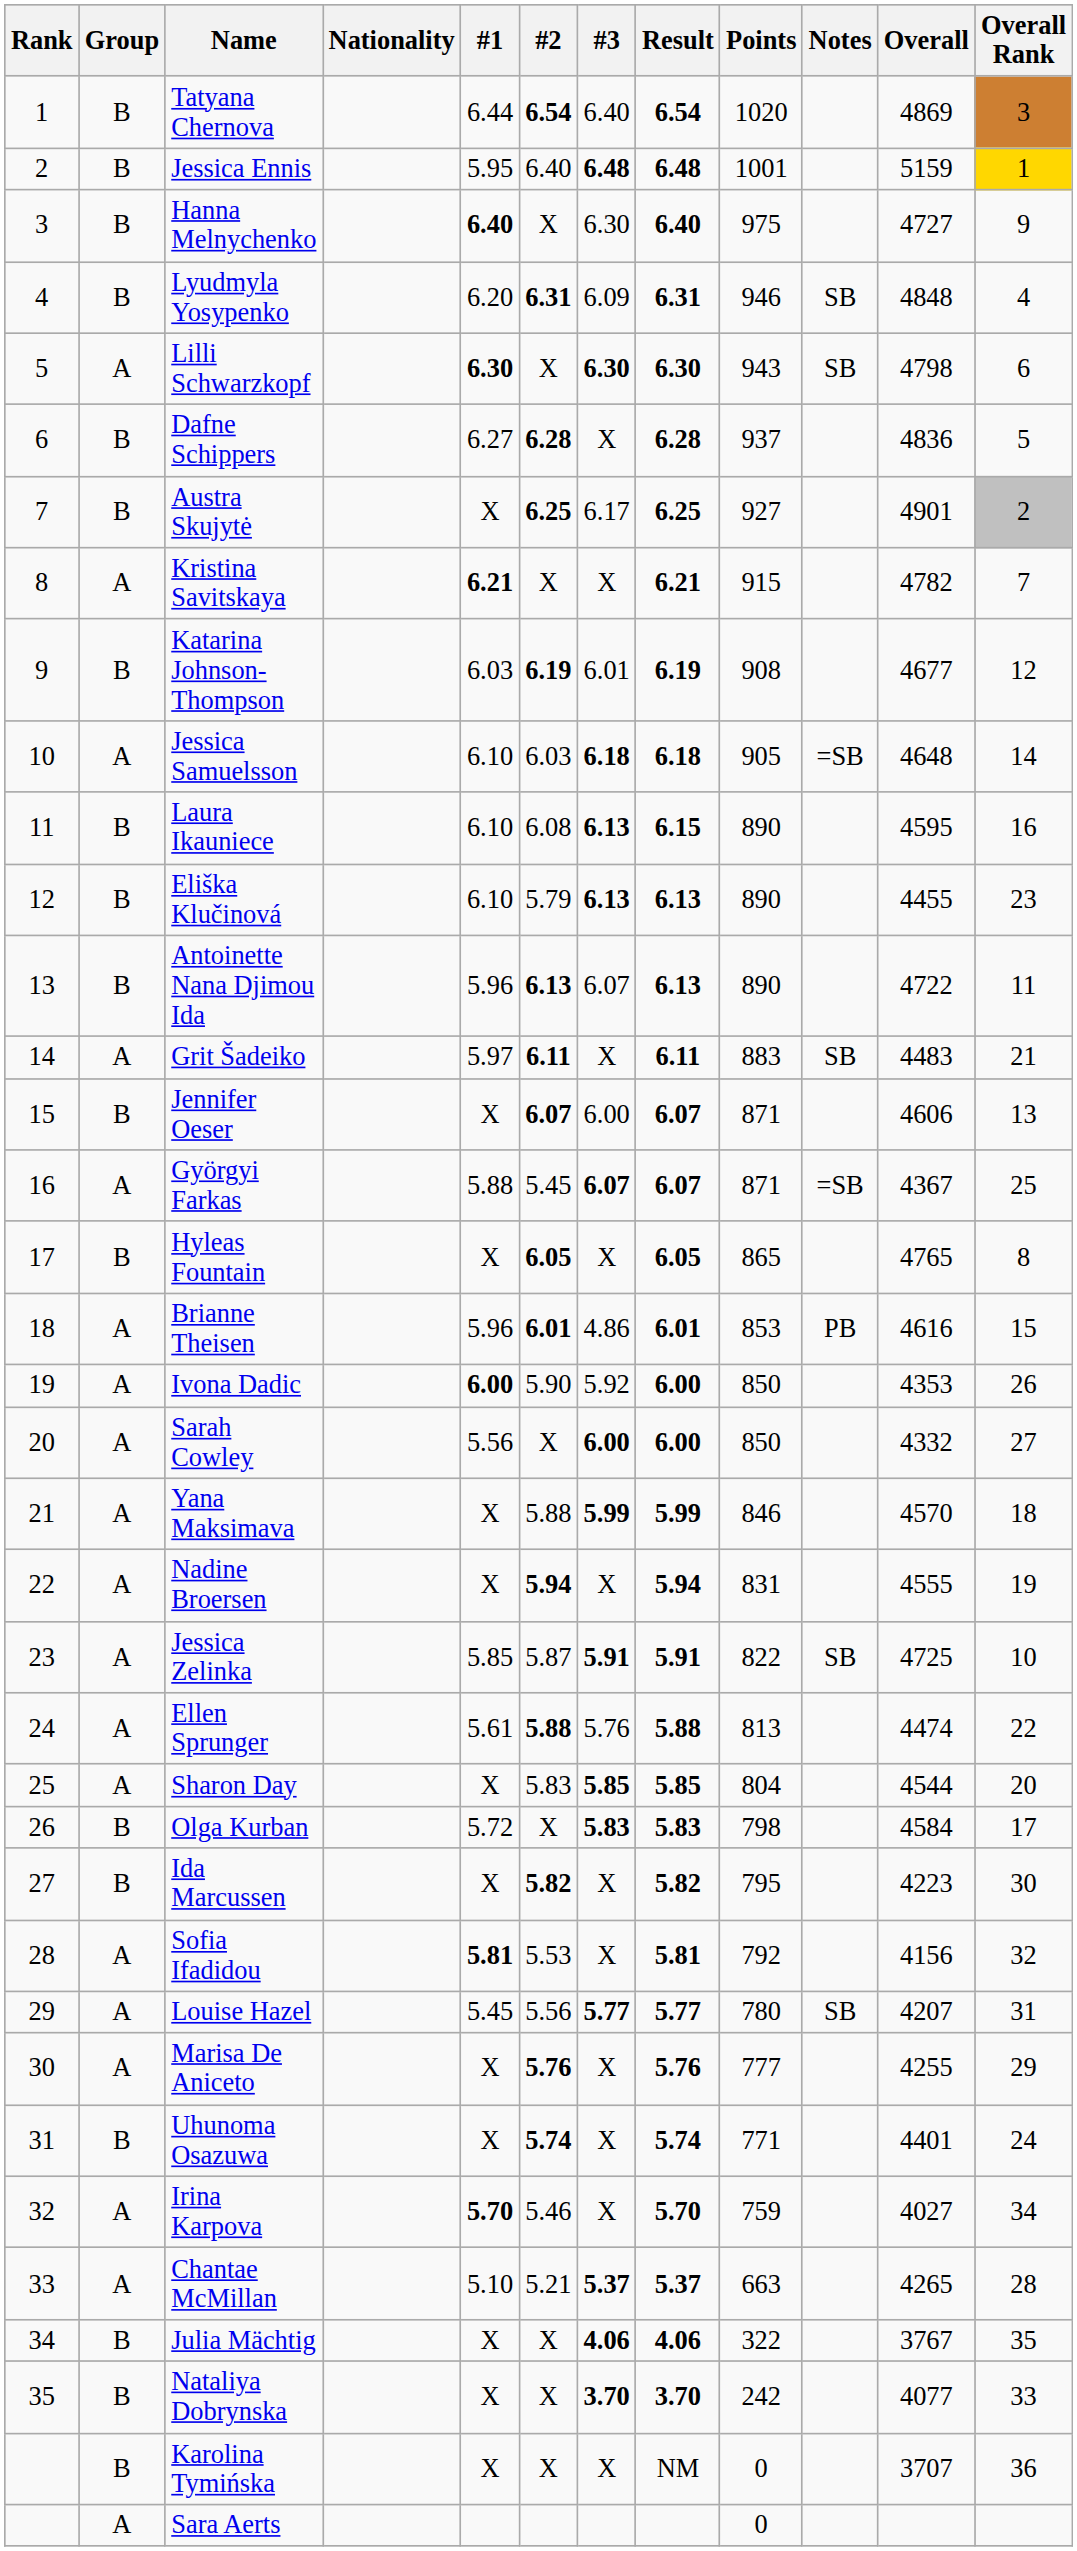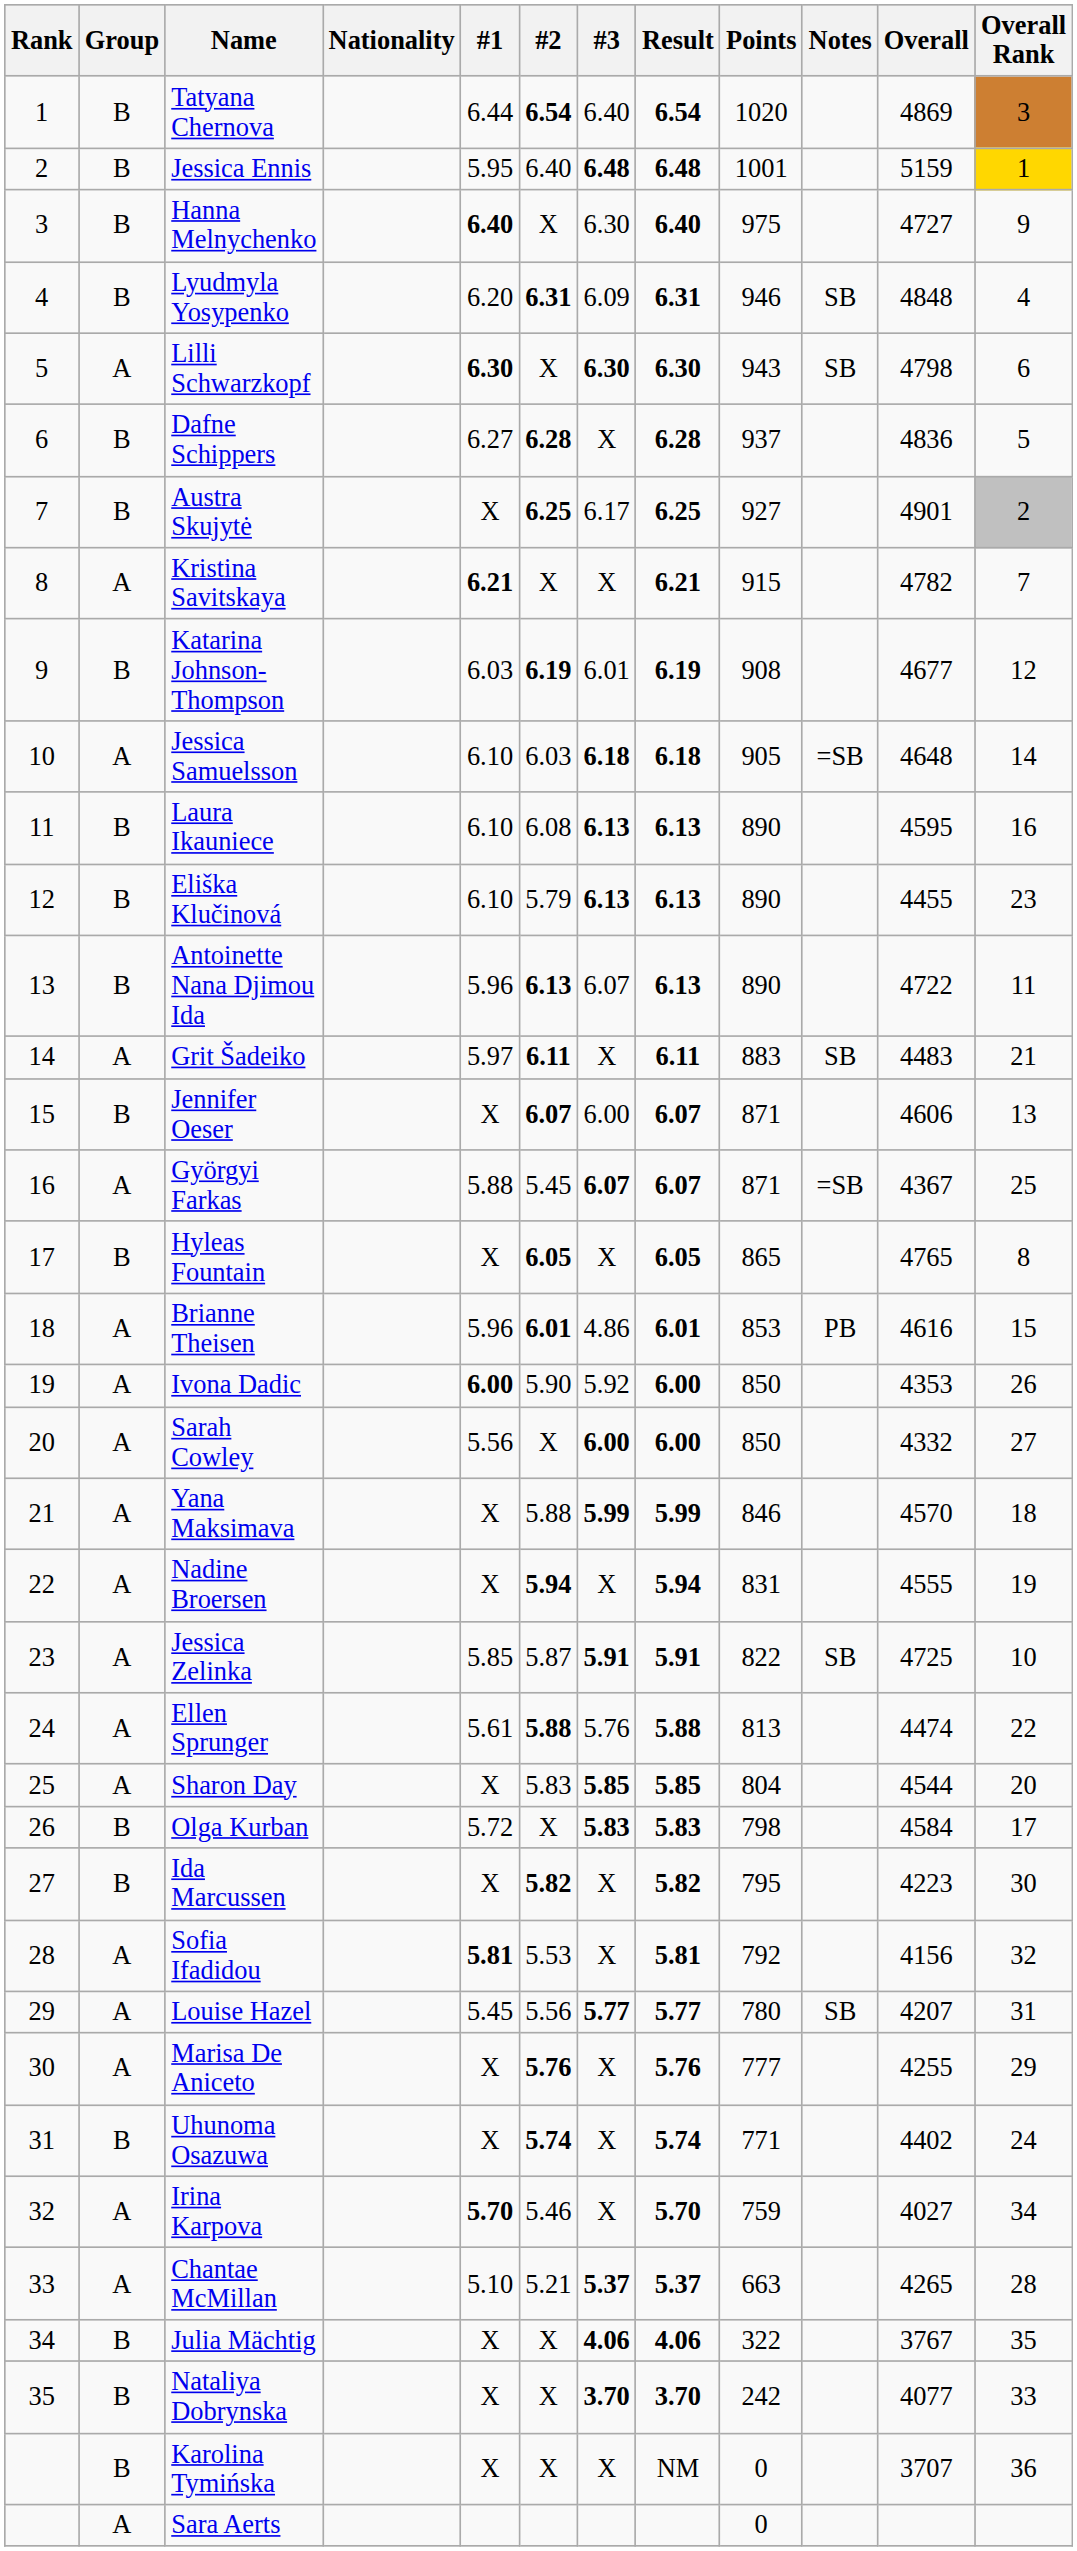(678, 827) 6.15 -> (678, 827) 6.13
(926, 2140) 4401 -> (926, 2140) 4402
